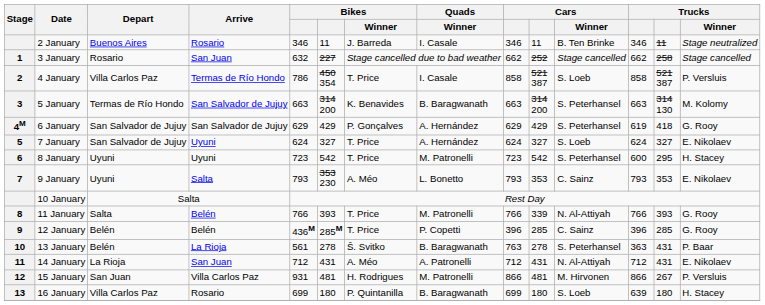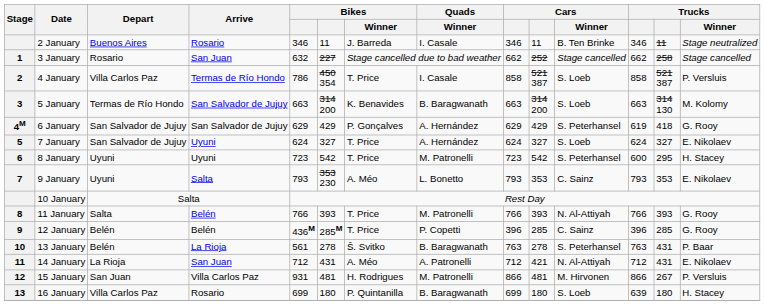(589, 104) S. Peterhansel -> (574, 104) S. Loeb
(539, 213) 339 -> (539, 213) 393
(639, 246) 363 -> (639, 246) 763
(539, 262) 431 -> (539, 262) 421
